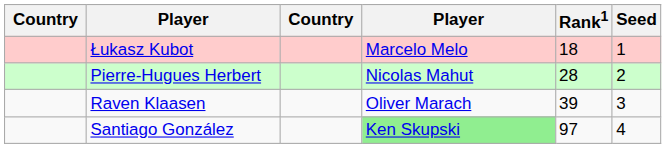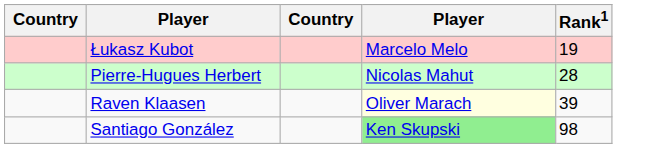- column: (637, 20)
(569, 49) 18 -> (569, 49) 19
(419, 103) no background -> (419, 103) lightyellow background
(569, 130) 97 -> (569, 130) 98
